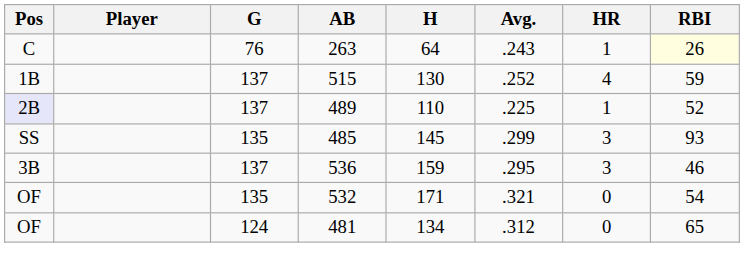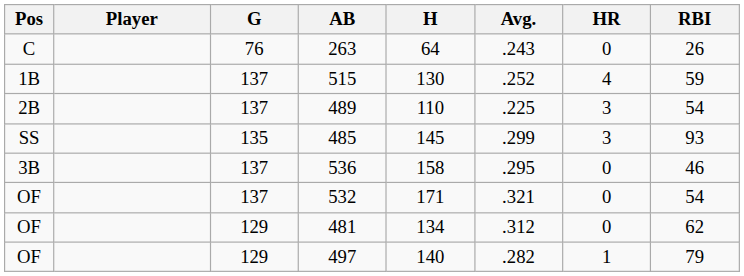(607, 49) 1 -> (607, 49) 0
(695, 49) lightyellow background -> (695, 49) no background
(29, 108) lavender background -> (29, 108) no background
(607, 108) 1 -> (607, 108) 3
(695, 108) 52 -> (695, 108) 54
(430, 167) 159 -> (430, 167) 158
(607, 167) 3 -> (607, 167) 0
(254, 197) 135 -> (254, 197) 137
(254, 227) 124 -> (254, 227) 129
(695, 227) 65 -> (695, 227) 62
+ row: (342, 256)
